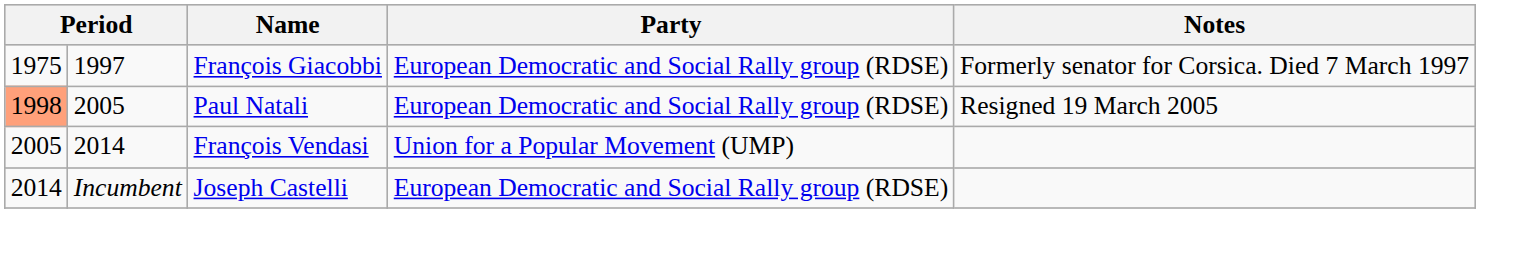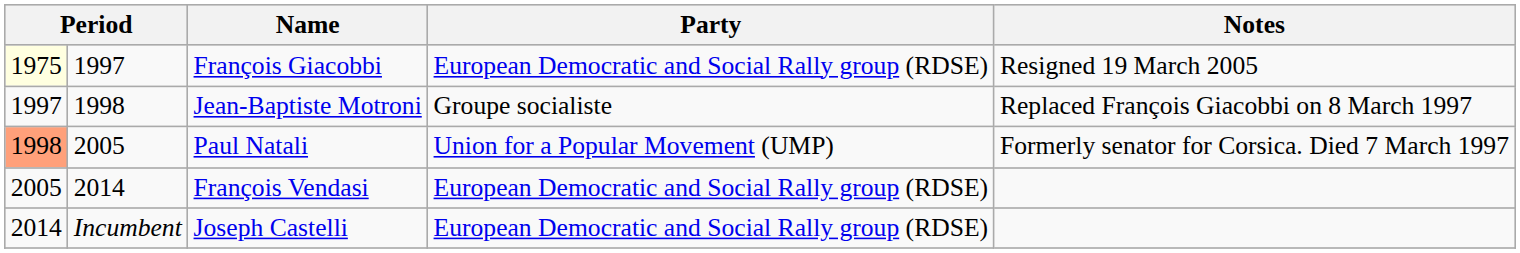(36, 65) no background -> (36, 65) lightyellow background
(1215, 65) Formerly senator for Corsica. Died 7 March 1997 -> (1129, 65) Resigned 19 March 2005
+ row: (308, 106)
(671, 106) European Democratic and Social Rally group (RDSE) -> (634, 146) Union for a Popular Movement (UMP)
(1089, 106) Resigned 19 March 2005 -> (1254, 146) Formerly senator for Corsica. Died 7 March 1997
(594, 146) Union for a Popular Movement (UMP) -> (711, 187) European Democratic and Social Rally group (RDSE)
